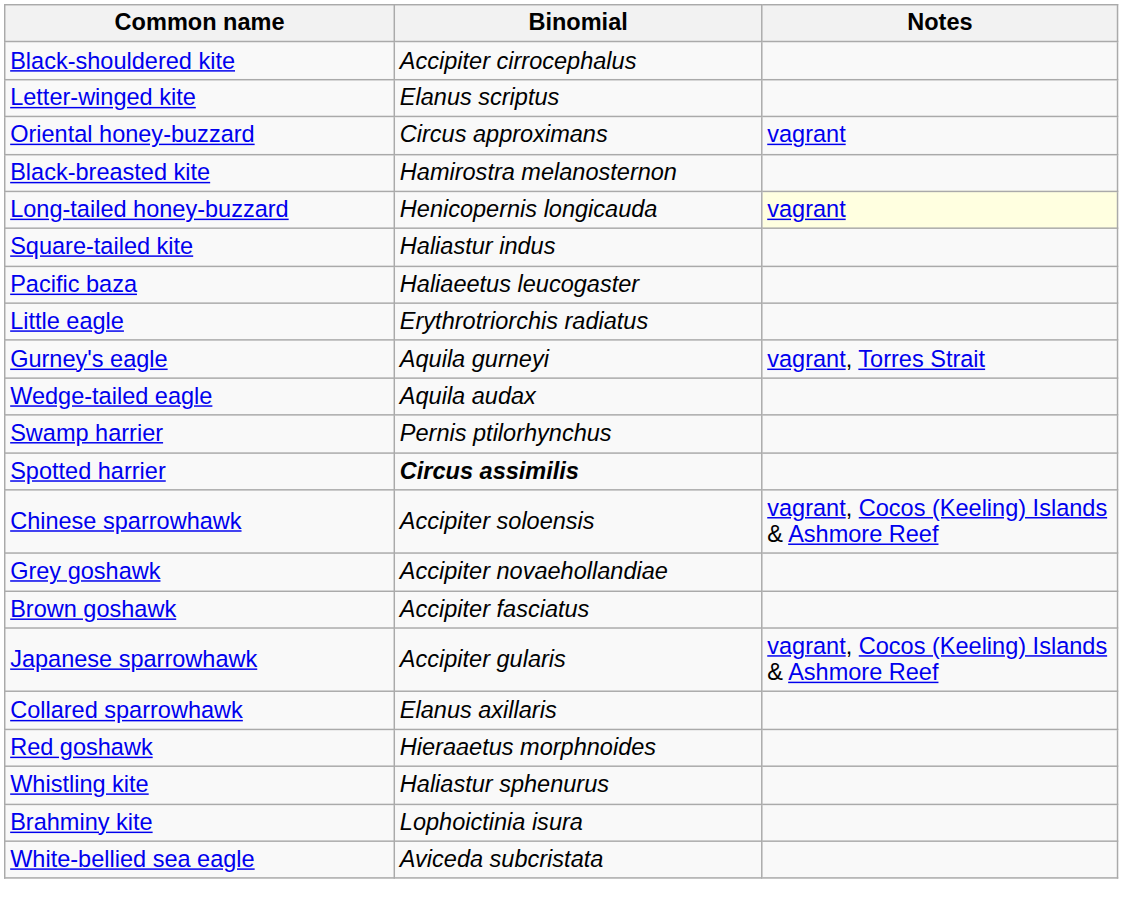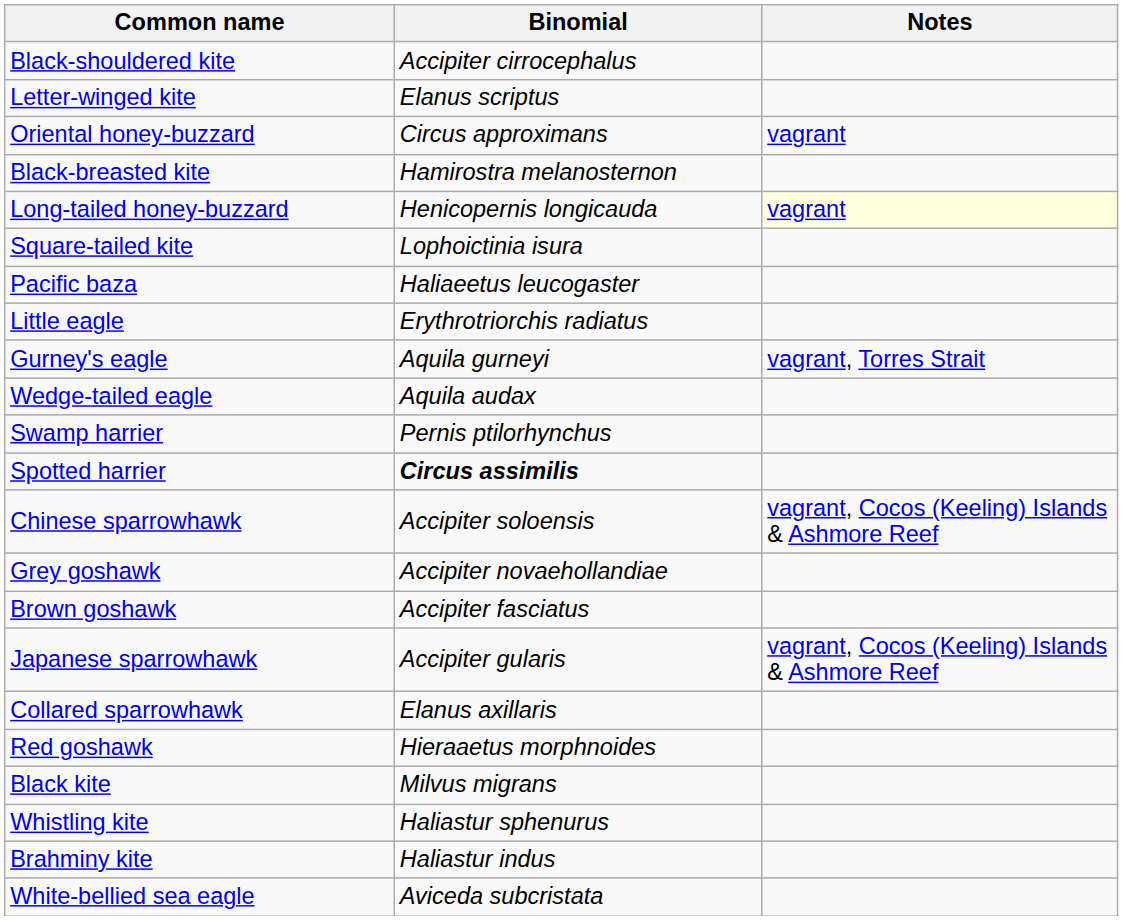(478, 246) Haliastur indus -> (491, 246) Lophoictinia isura
+ row: (60, 784)
(491, 822) Lophoictinia isura -> (478, 859) Haliastur indus
